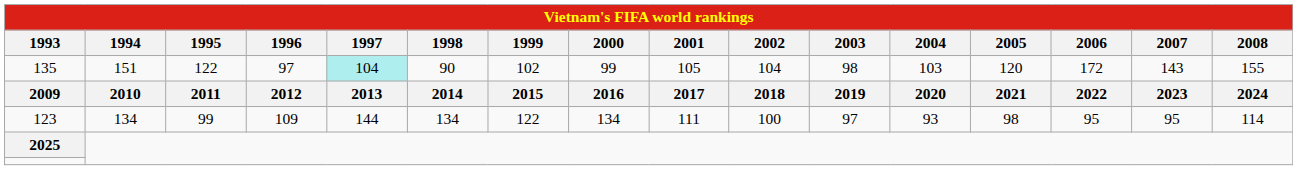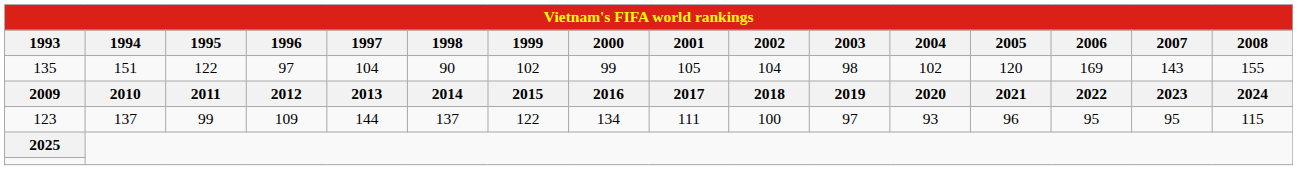(367, 68) paleturquoise background -> (367, 68) no background
(930, 68) 103 -> (930, 68) 102
(1091, 68) 172 -> (1091, 68) 169
(125, 119) 134 -> (125, 119) 137
(447, 119) 134 -> (447, 119) 137
(1011, 119) 98 -> (1011, 119) 96
(1253, 119) 114 -> (1253, 119) 115
